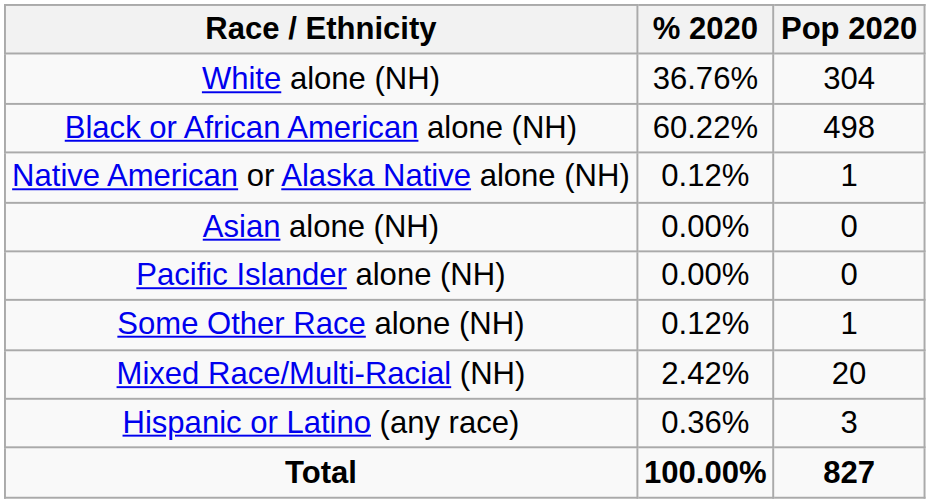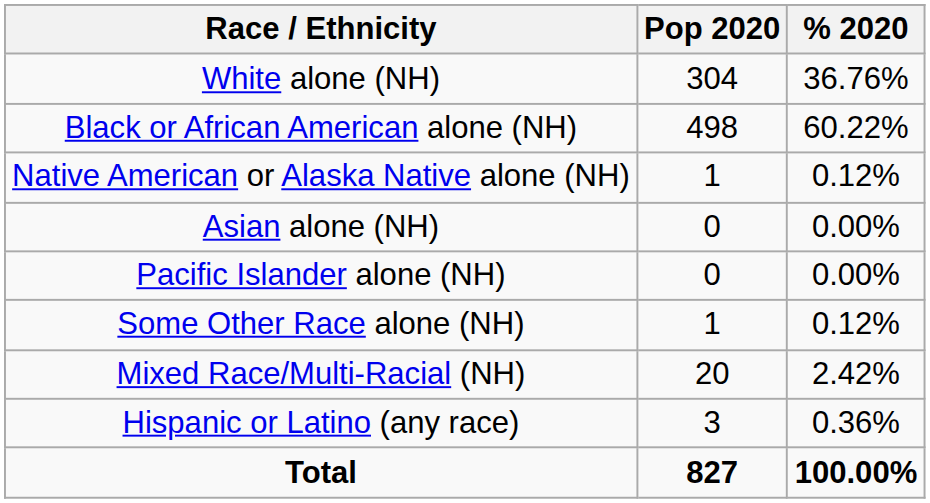columns swapped: (849, 29) <-> (705, 29)
